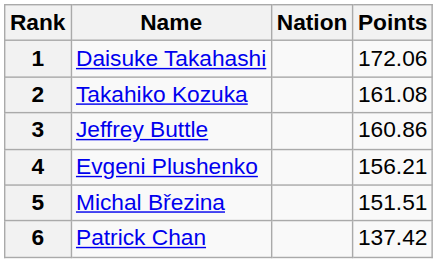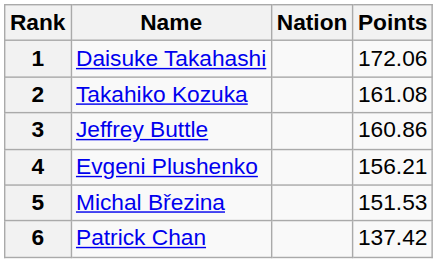(393, 202) 151.51 -> (393, 202) 151.53
